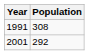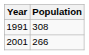(40, 42) 292 -> (40, 42) 266
